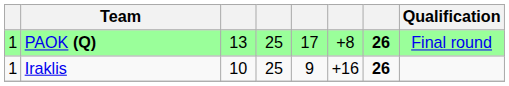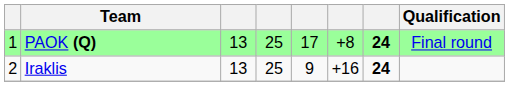(381, 42) 26 -> (381, 42) 24
(13, 68) 1 -> (13, 68) 2
(238, 68) 10 -> (238, 68) 13
(381, 68) 26 -> (381, 68) 24
